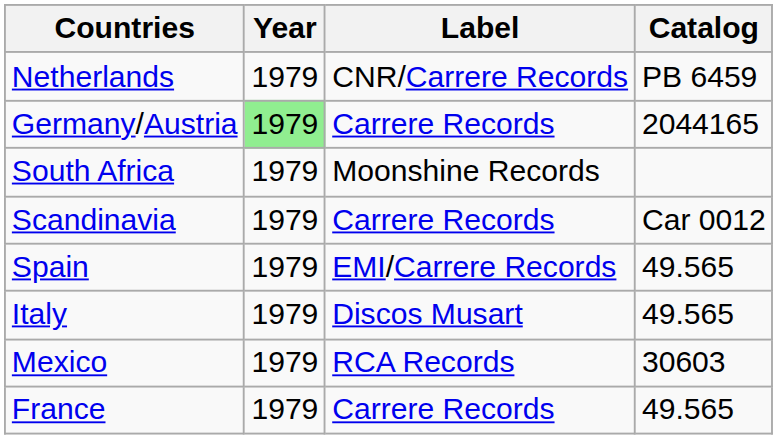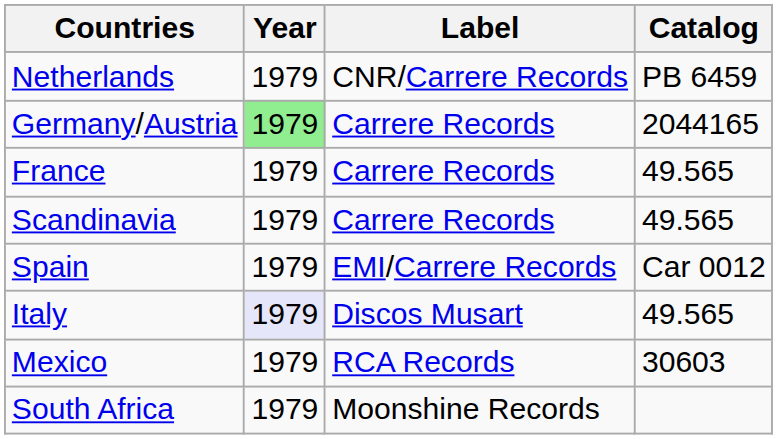rows swapped: (59, 409) <-> (93, 171)
(704, 219) Car 0012 -> (688, 219) 49.565
(688, 266) 49.565 -> (704, 266) Car 0012
(285, 314) no background -> (285, 314) lavender background
